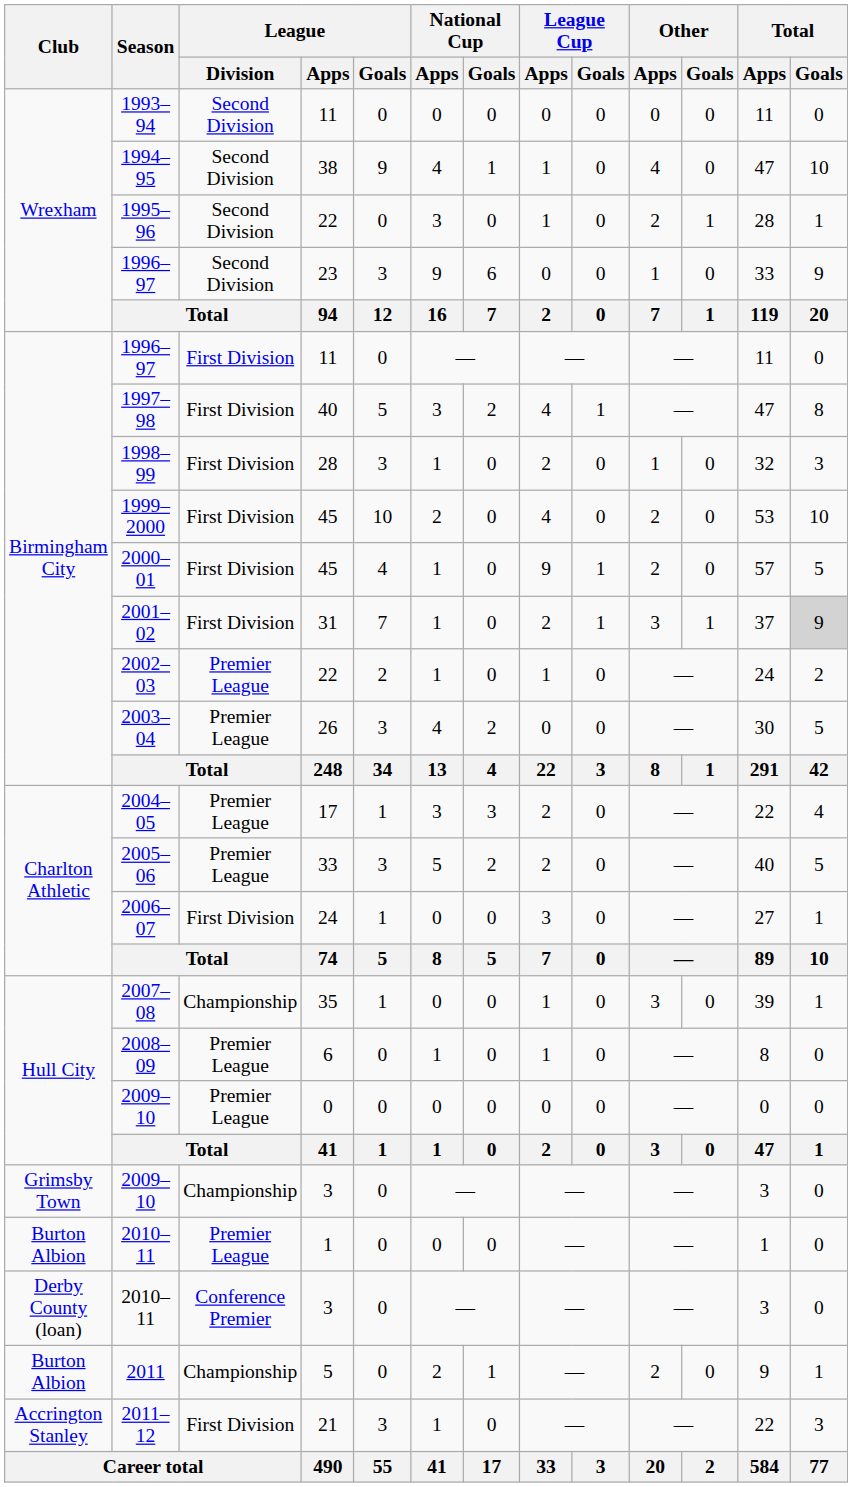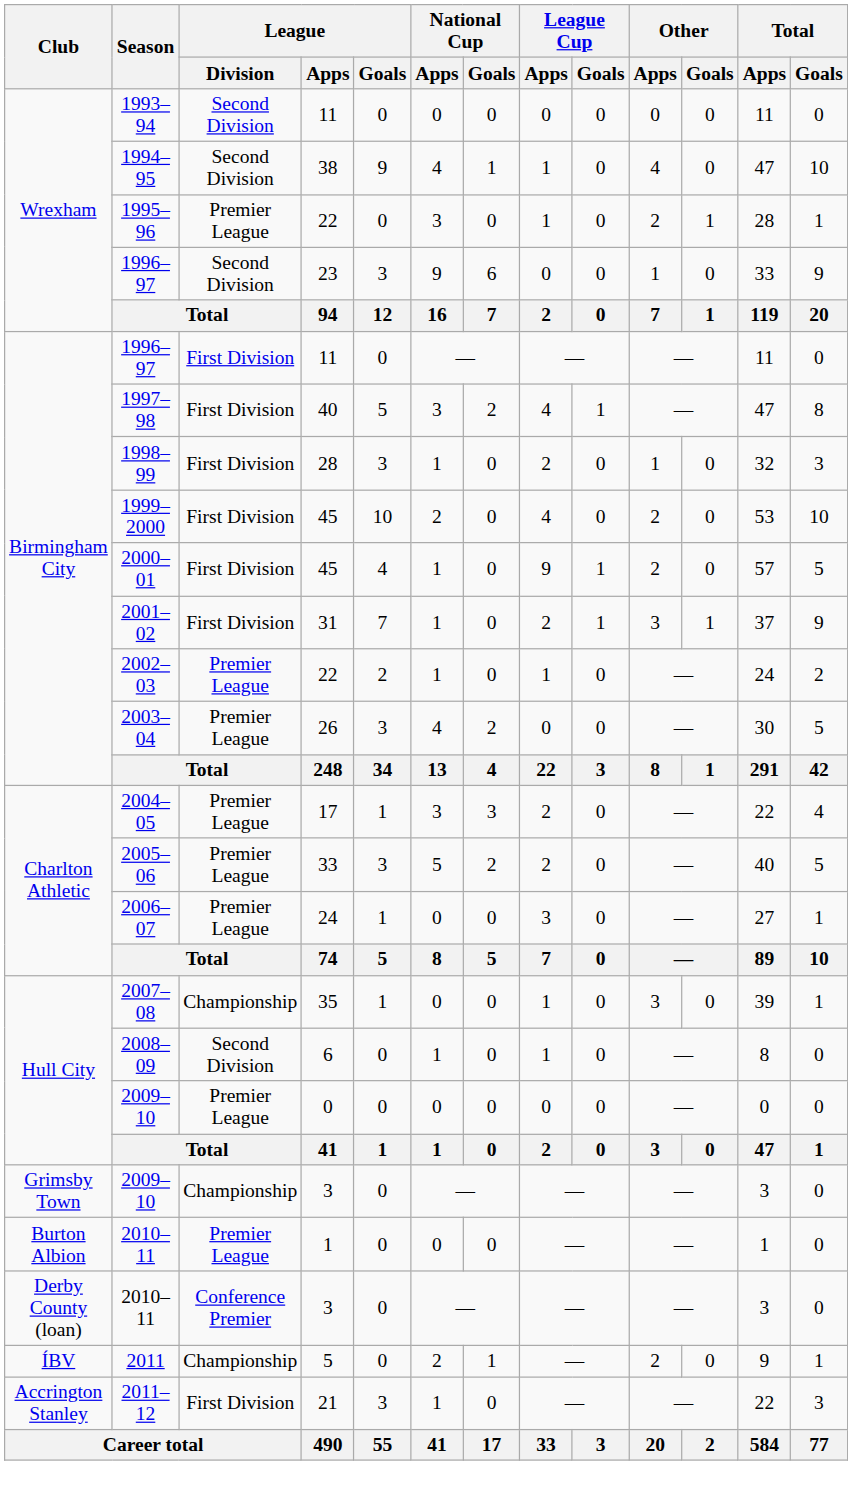(240, 220) Second Division -> (240, 220) Premier League
(819, 622) lightgrey background -> (819, 622) no background
(240, 917) First Division -> (240, 917) Premier League
(240, 1054) Premier League -> (240, 1054) Second Division
(58, 1371) Burton Albion -> (58, 1360) ÍBV
